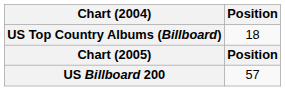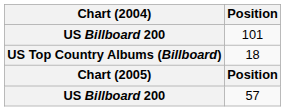+ row: (253, 34)
